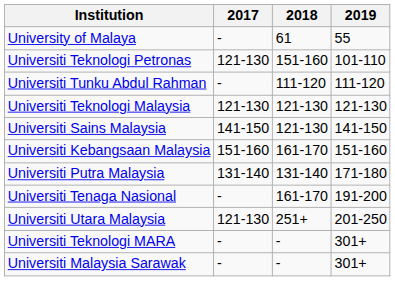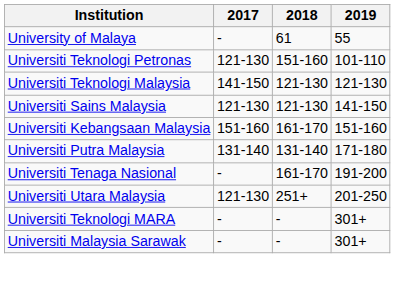- row: (107, 83)
(243, 106) 121-130 -> (243, 83) 141-150
(243, 128) 141-150 -> (243, 106) 121-130
